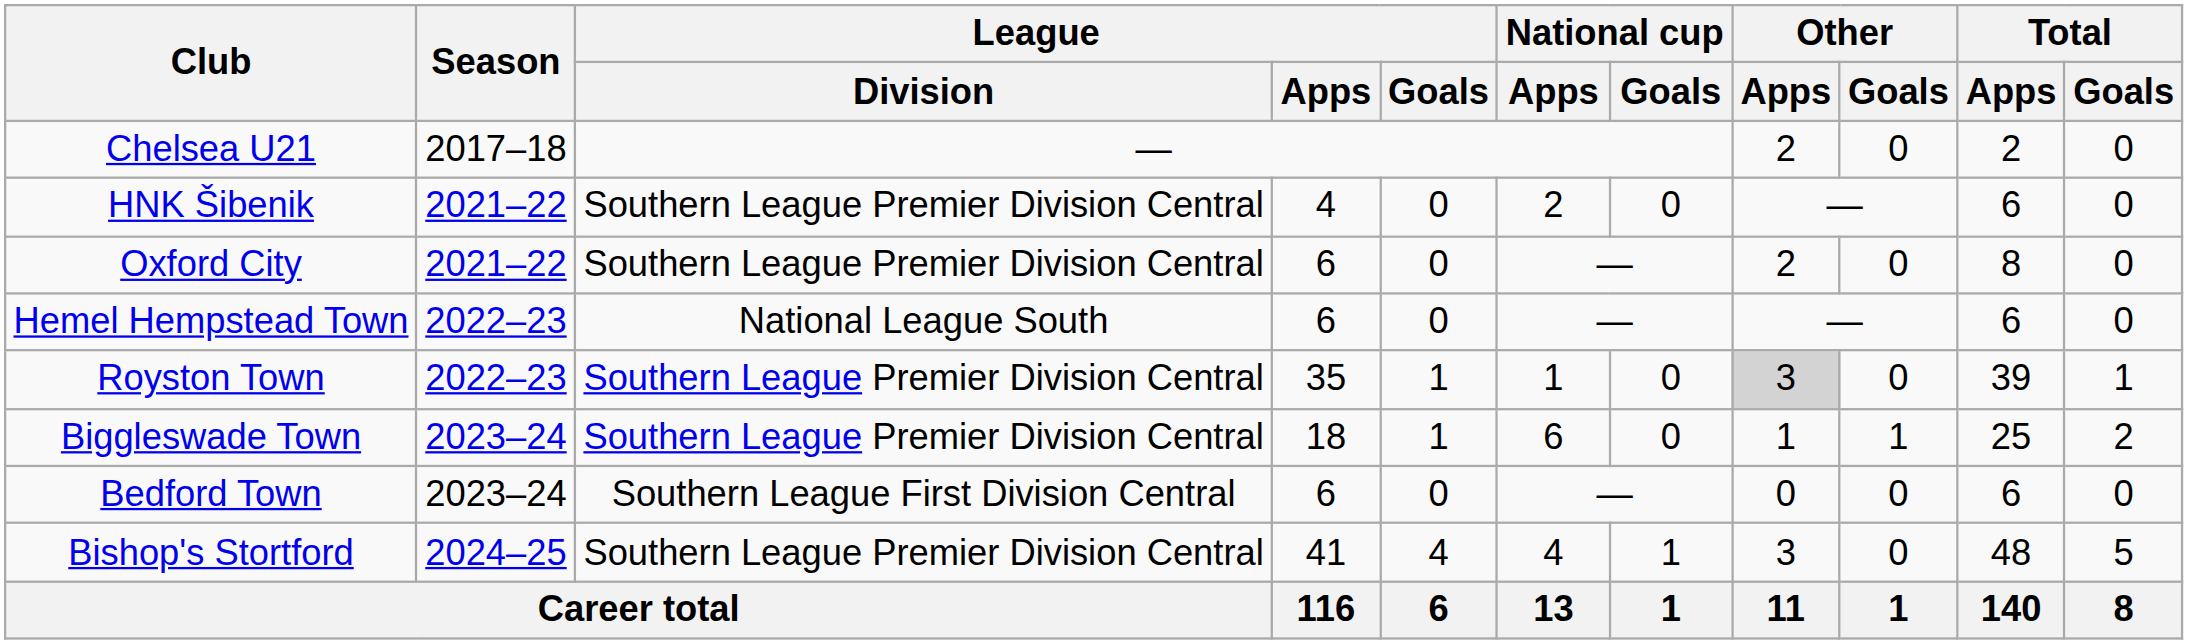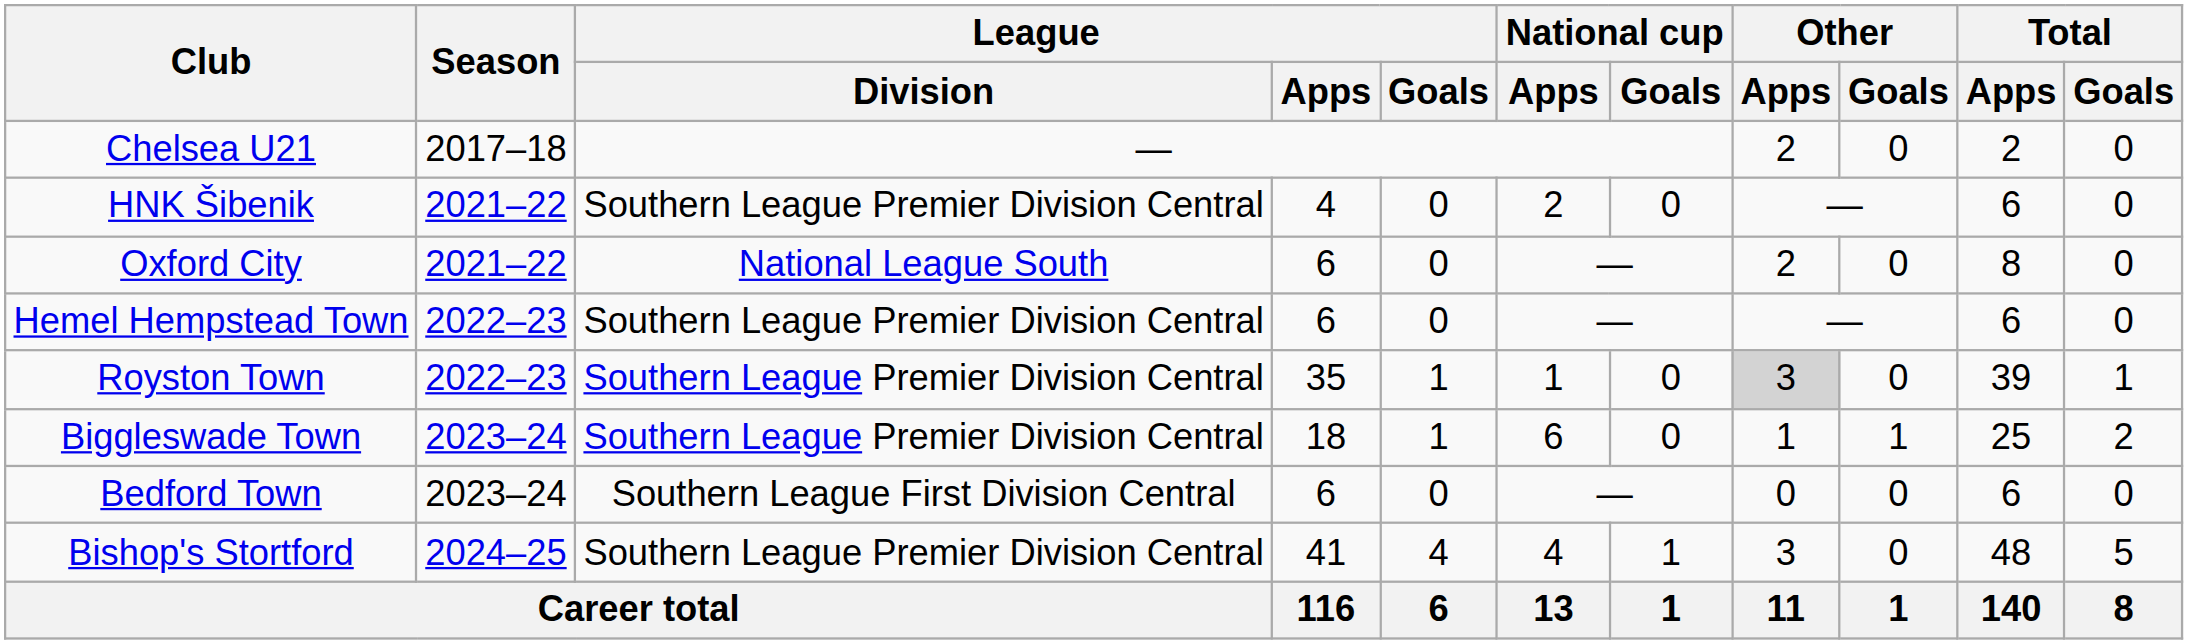(924, 263) Southern League Premier Division Central -> (924, 263) National League South
(924, 321) National League South -> (924, 321) Southern League Premier Division Central
